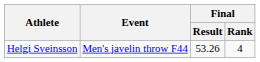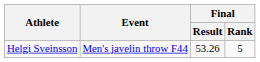(240, 49) 4 -> (240, 49) 5
